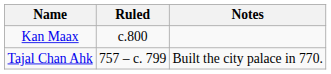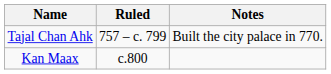rows swapped: (50, 58) <-> (50, 36)
